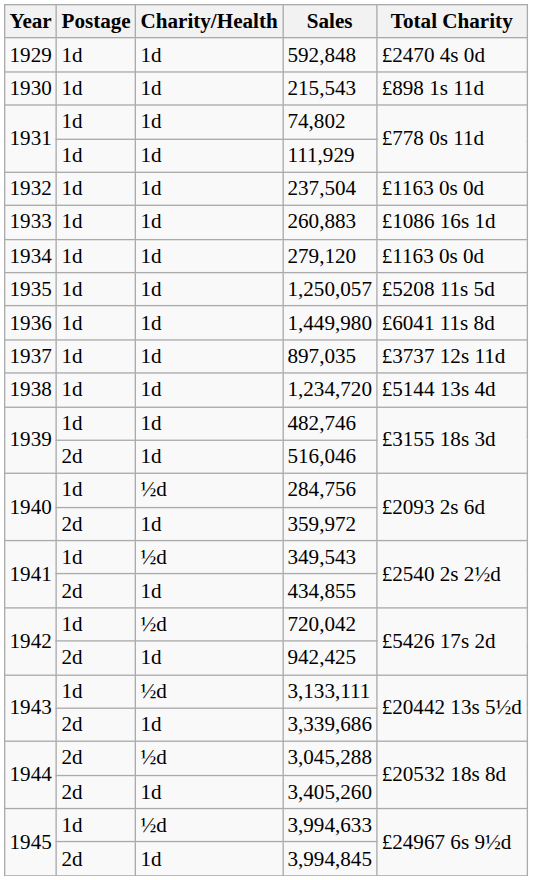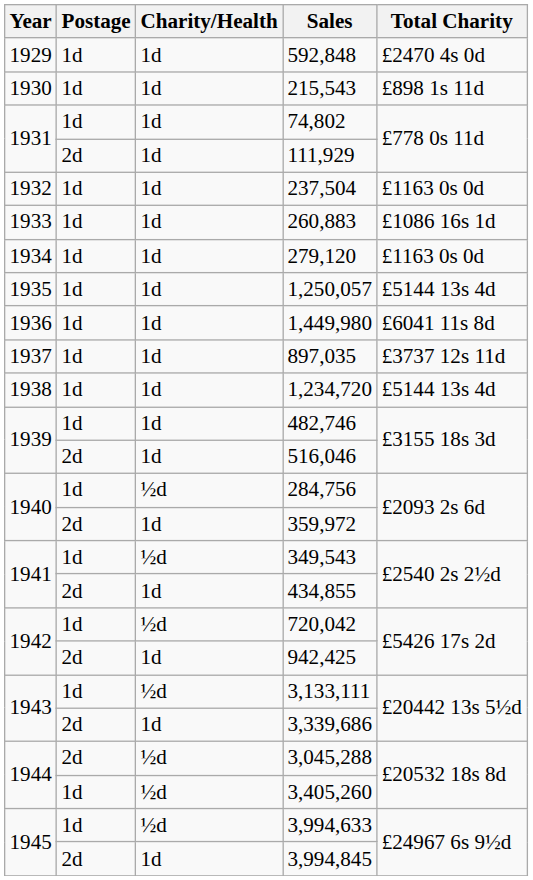(72, 155) 1d -> (72, 155) 2d
(438, 289) £5208 11s 5d -> (439, 289) £5144 13s 4d
(72, 791) 2d -> (72, 791) 1d
(151, 791) 1d -> (154, 791) ½d
